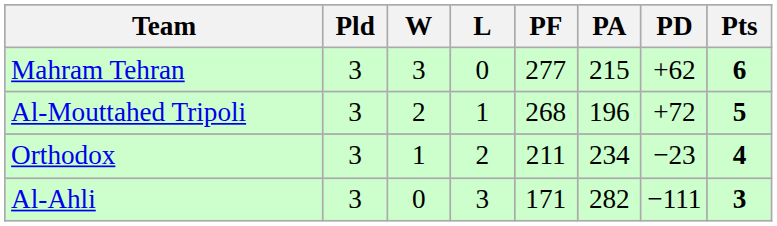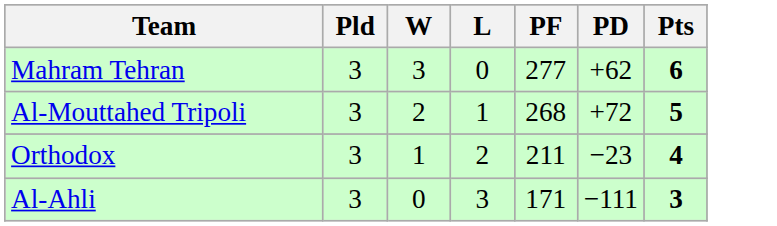- column: (609, 26)
